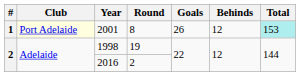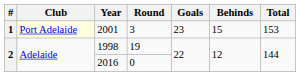(132, 29) 8 -> (132, 29) 3
(179, 29) 26 -> (179, 29) 23
(217, 29) 12 -> (217, 29) 15
(271, 29) paleturquoise background -> (271, 29) no background
(132, 63) 2 -> (132, 63) 0
